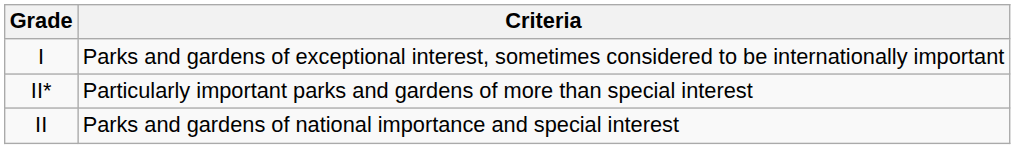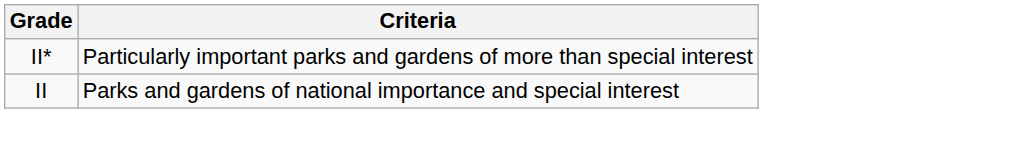- row: (41, 56)
